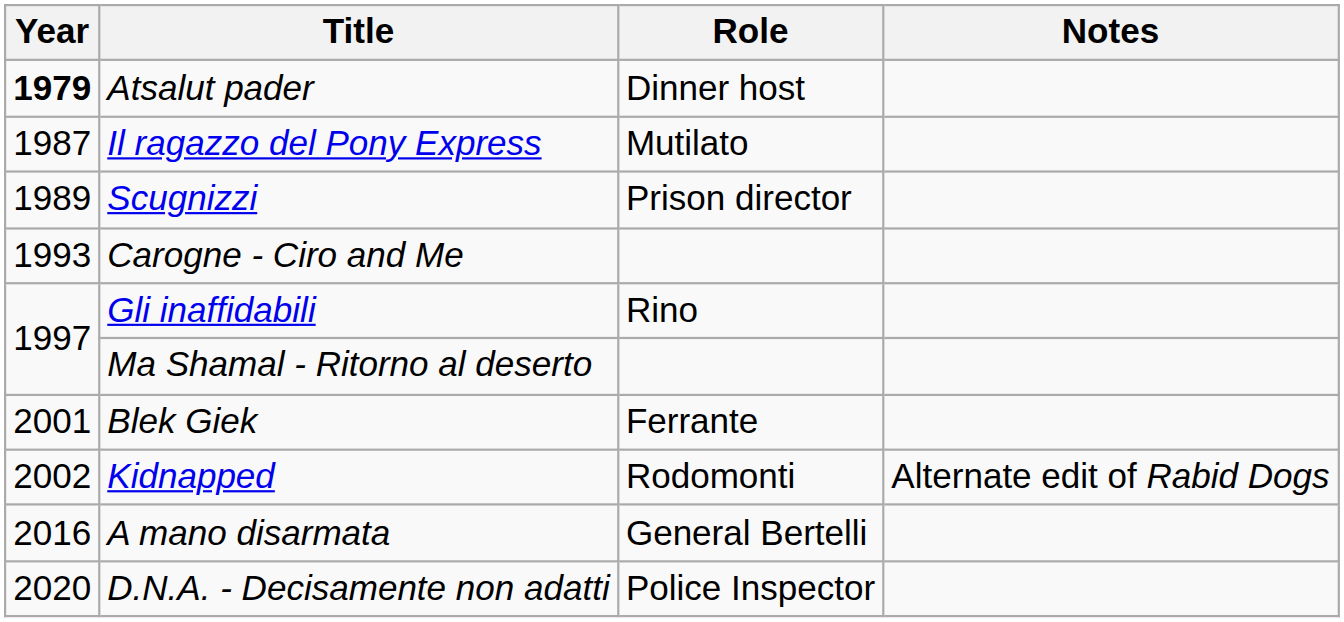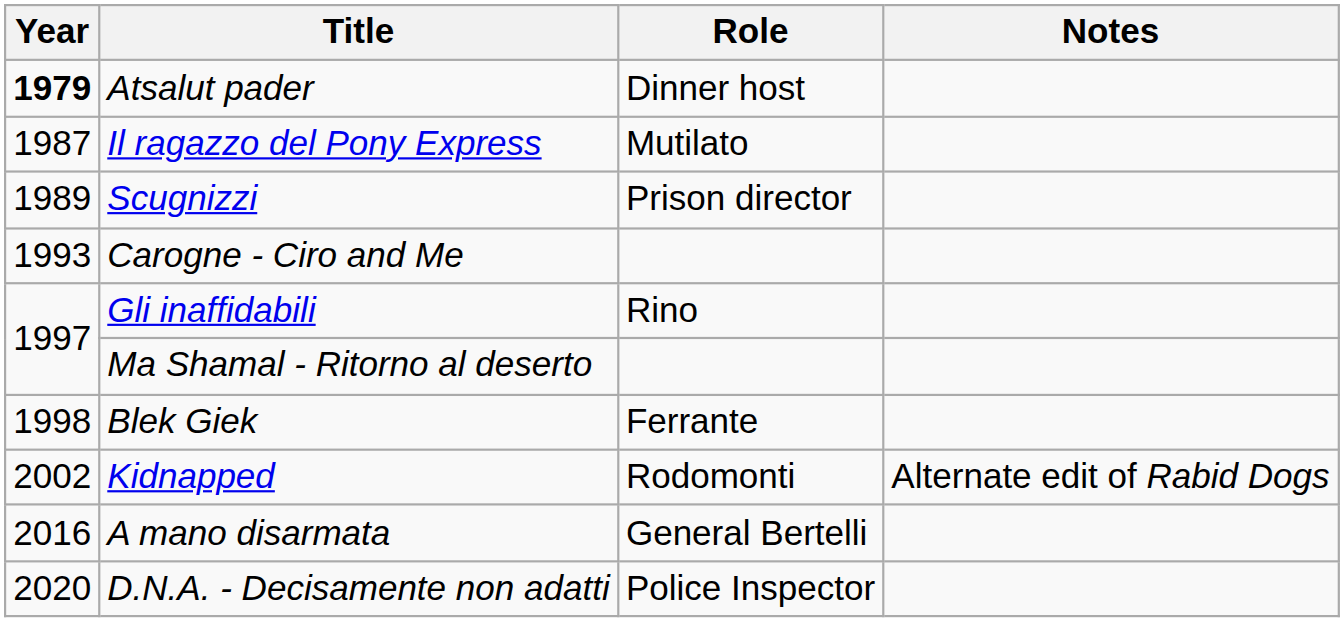(52, 421) 2001 -> (52, 421) 1998
